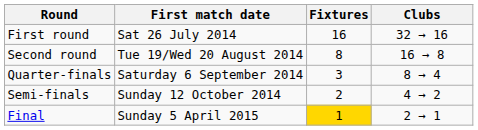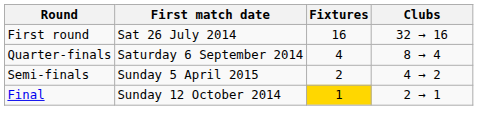- row: (52, 55)
(339, 75) 3 -> (339, 55) 4
(199, 95) Sunday 12 October 2014 -> (188, 75) Sunday 5 April 2015
(188, 115) Sunday 5 April 2015 -> (199, 95) Sunday 12 October 2014
